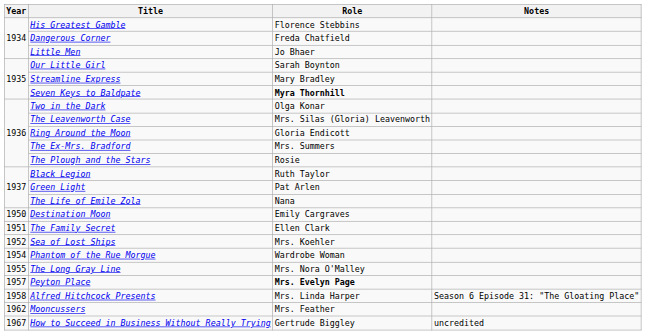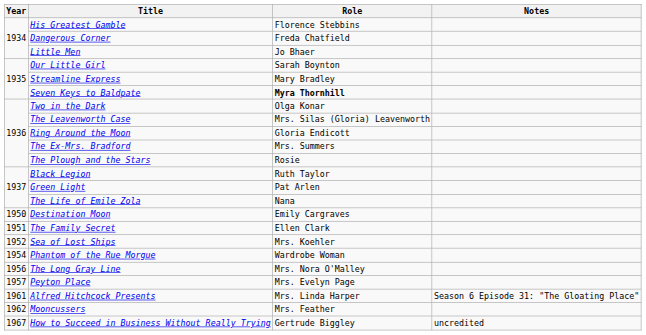(16, 269) 1955 -> (16, 269) 1956
(315, 282) bold -> (315, 282) normal
(16, 296) 1958 -> (16, 296) 1961
